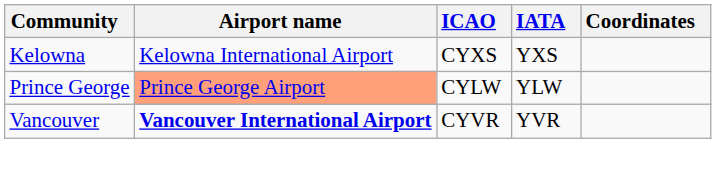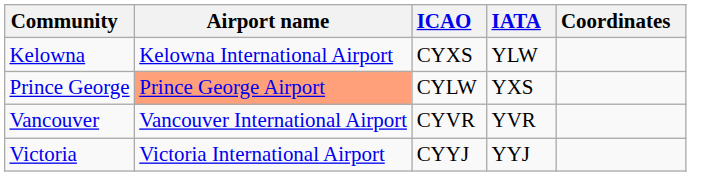(537, 54) YXS -> (515, 54) YLW
(539, 87) YLW -> (512, 87) YXS
(285, 120) bold -> (273, 120) normal
+ row: (43, 154)
